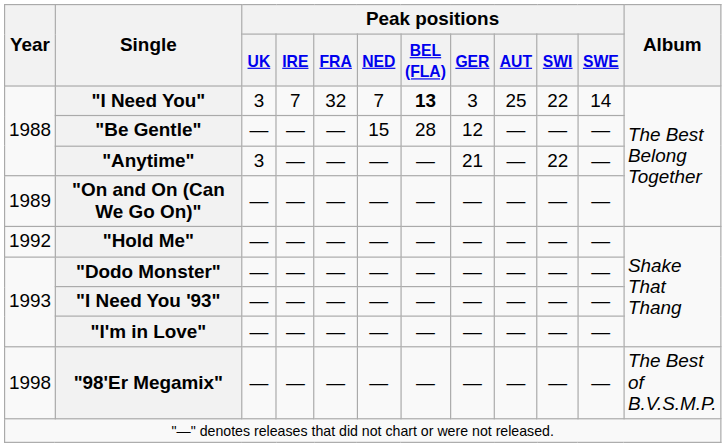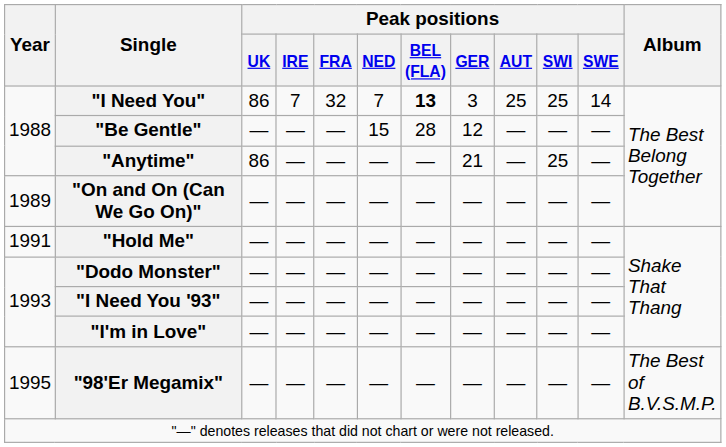(259, 100) 3 -> (259, 100) 86
(558, 100) 22 -> (558, 100) 25
(259, 160) 3 -> (259, 160) 86
(558, 160) 22 -> (558, 160) 25
(30, 241) 1992 -> (30, 241) 1991
(30, 382) 1998 -> (30, 382) 1995
